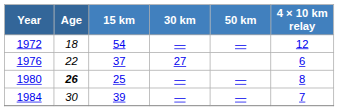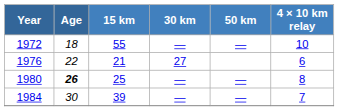(119, 44) 54 -> (119, 44) 55
(302, 44) 12 -> (302, 44) 10
(119, 62) 37 -> (119, 62) 21
